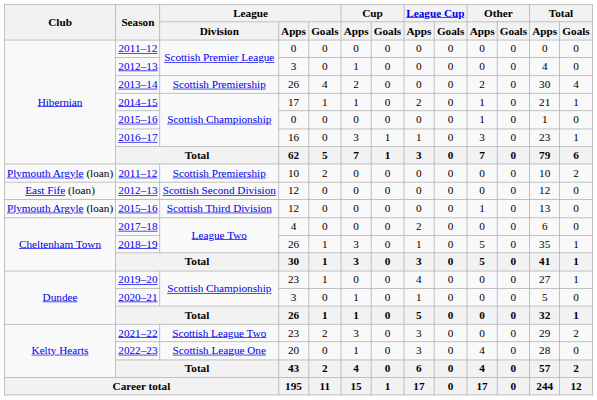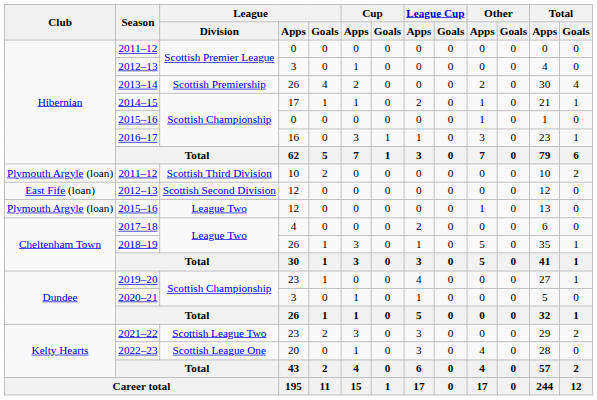(219, 173) Scottish Premiership -> (219, 173) Scottish Third Division
(219, 208) Scottish Third Division -> (219, 208) League Two
